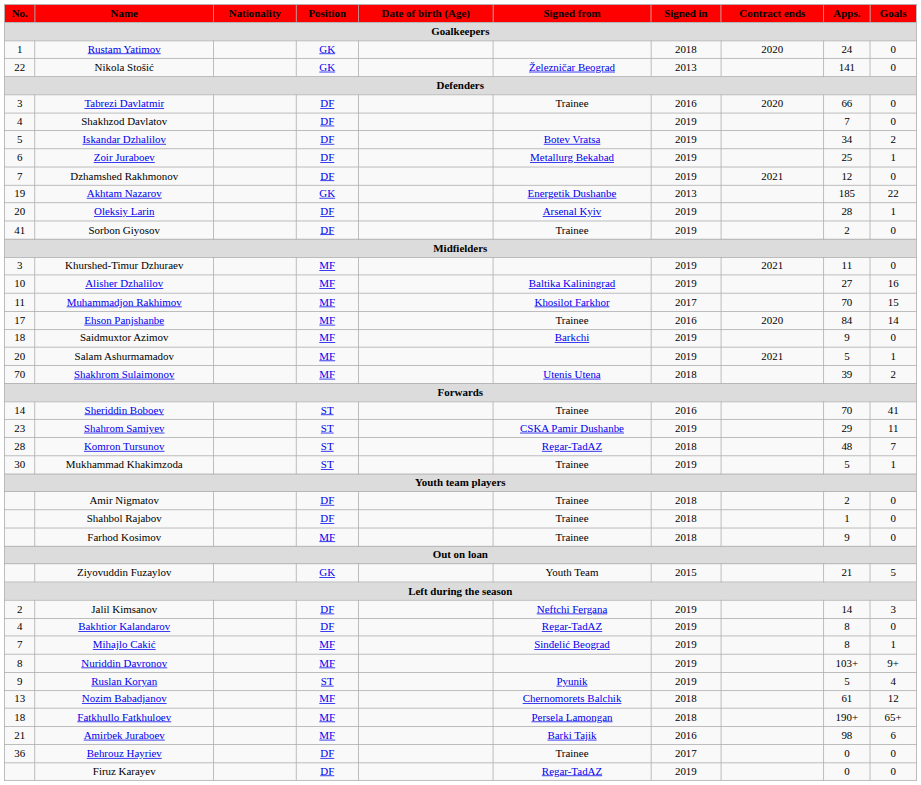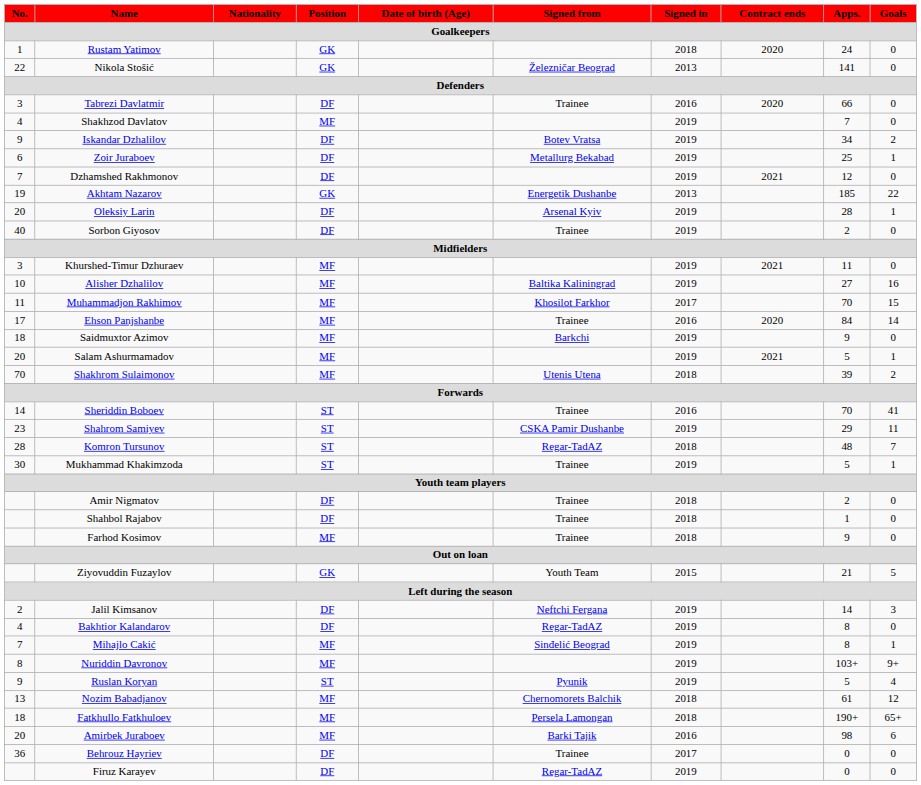(327, 122) DF -> (327, 122) MF
(20, 140) 5 -> (20, 140) 9
(20, 230) 41 -> (20, 230) 40
(20, 735) 21 -> (20, 735) 20
